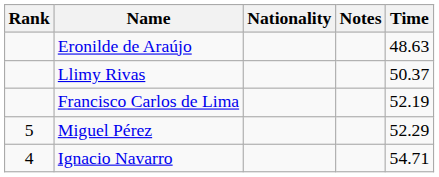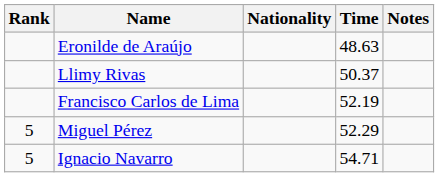columns swapped: (409, 18) <-> (360, 18)
(29, 158) 4 -> (29, 158) 5
